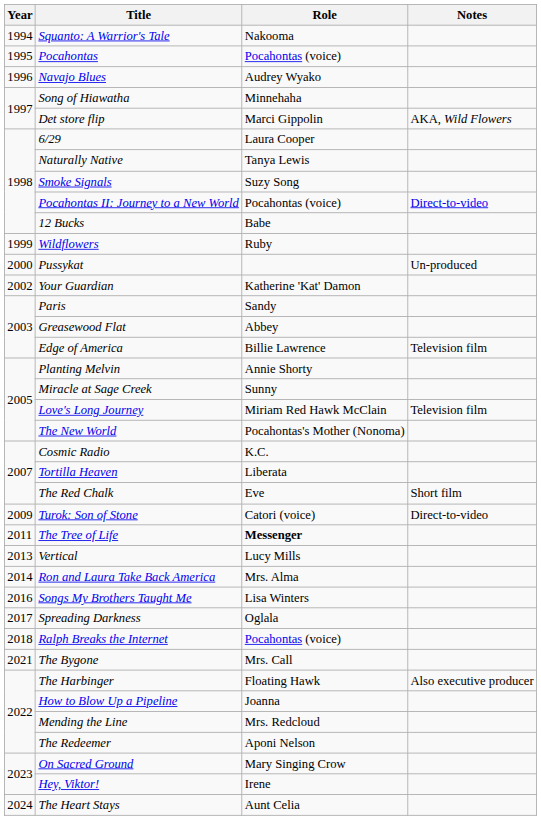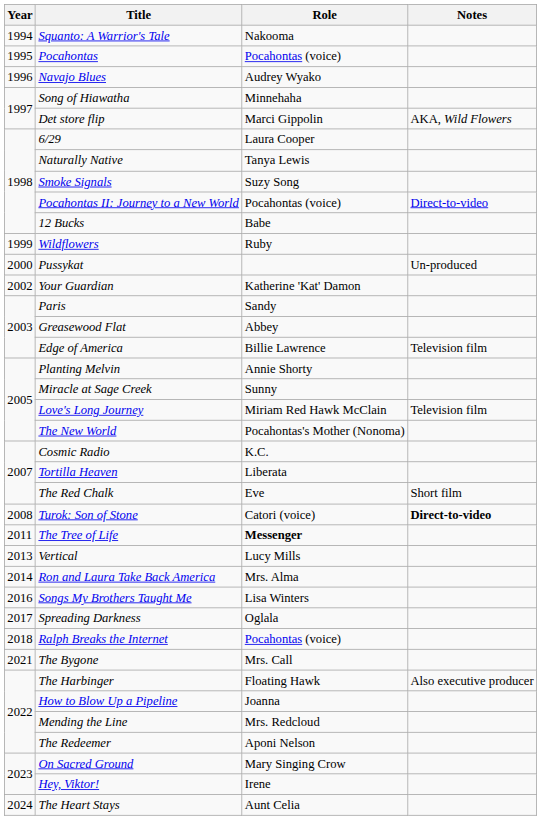(20, 514) 2009 -> (20, 514) 2008
(449, 514) normal -> (451, 514) bold
